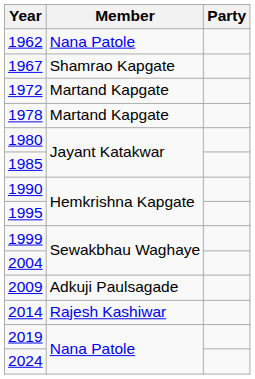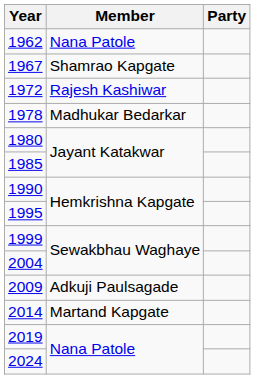(109, 90) Martand Kapgate -> (108, 90) Rajesh Kashiwar
(109, 115) Martand Kapgate -> (118, 115) Madhukar Bedarkar
(108, 312) Rajesh Kashiwar -> (109, 312) Martand Kapgate
